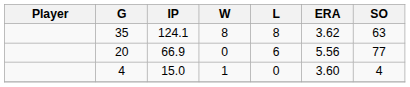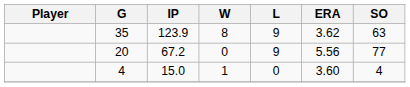(173, 33) 124.1 -> (173, 33) 123.9
(276, 33) 8 -> (276, 33) 9
(173, 52) 66.9 -> (173, 52) 67.2
(276, 52) 6 -> (276, 52) 9
